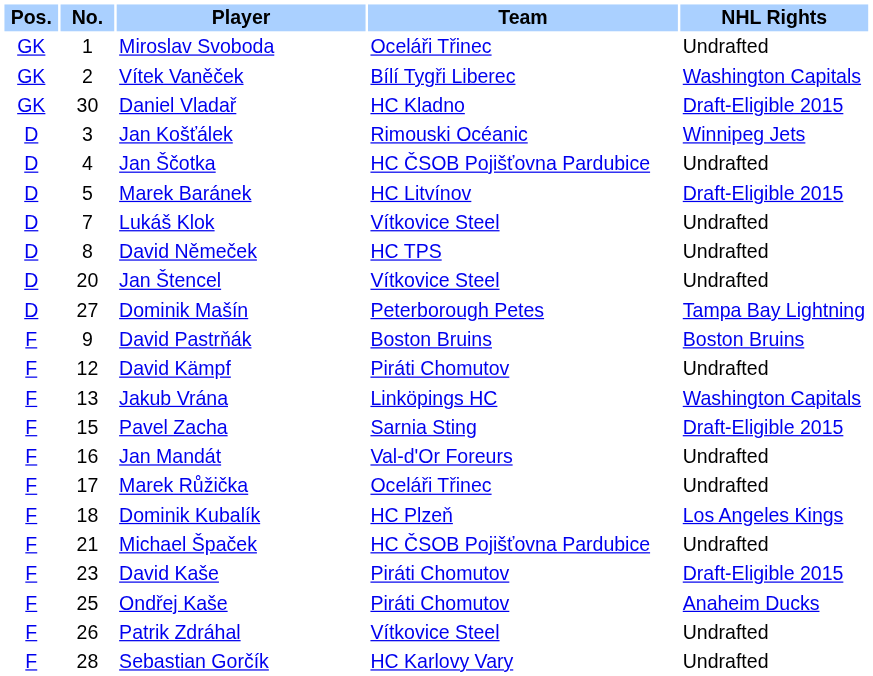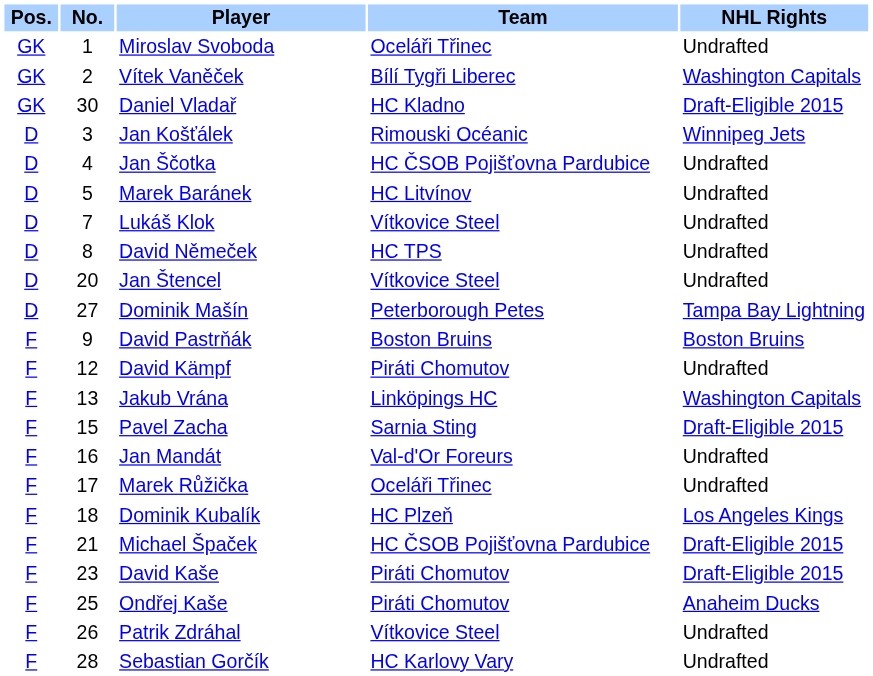(763, 193) Draft-Eligible 2015 -> (726, 193) Undrafted
(726, 544) Undrafted -> (763, 544) Draft-Eligible 2015
